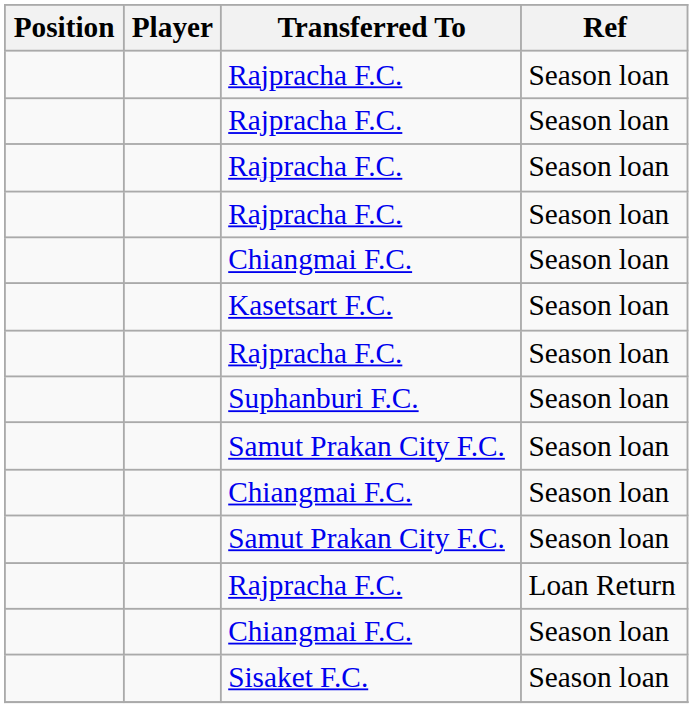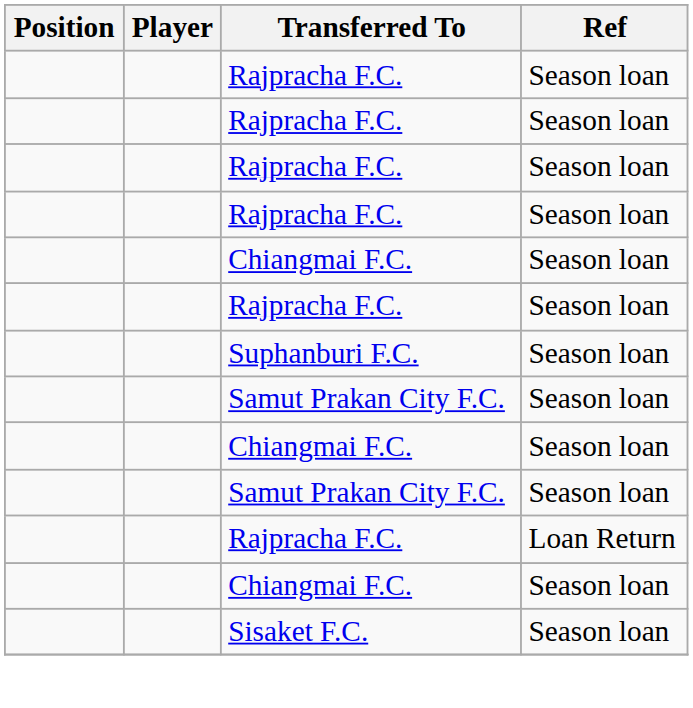- row: (310, 306)
